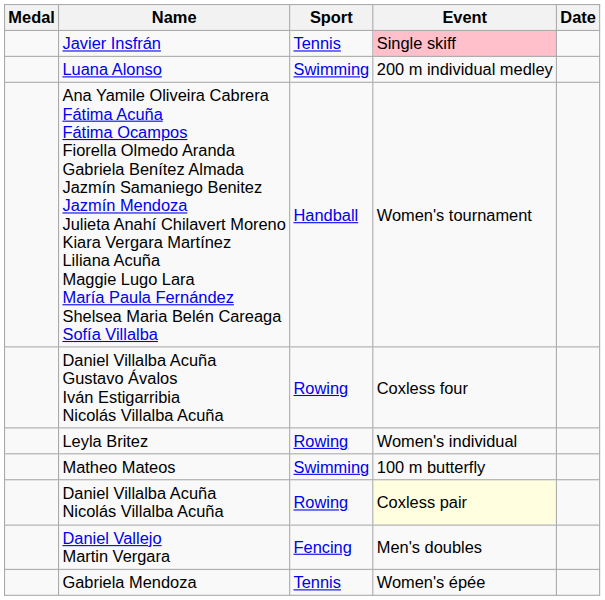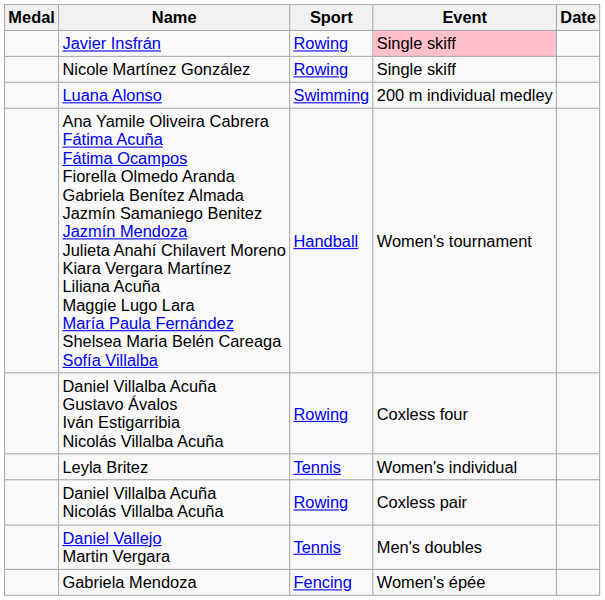(317, 44) Tennis -> (321, 44) Rowing
+ row: (156, 70)
(321, 441) Rowing -> (317, 467) Tennis
- row: (119, 467)
(422, 503) lightyellow background -> (422, 503) no background
(323, 547) Fencing -> (317, 547) Tennis
(317, 582) Tennis -> (323, 582) Fencing
